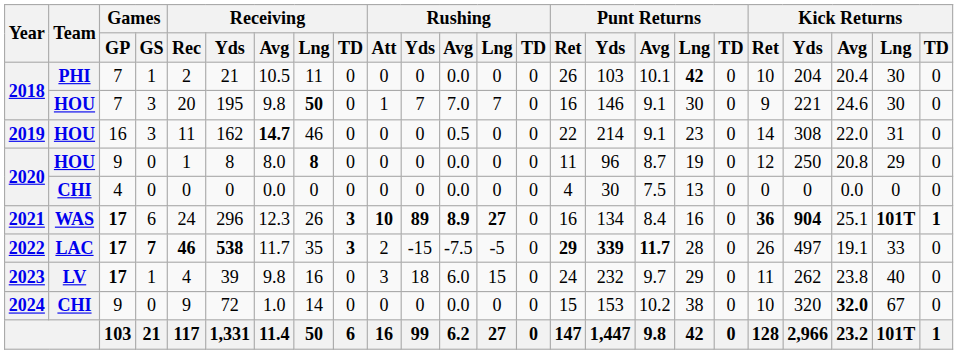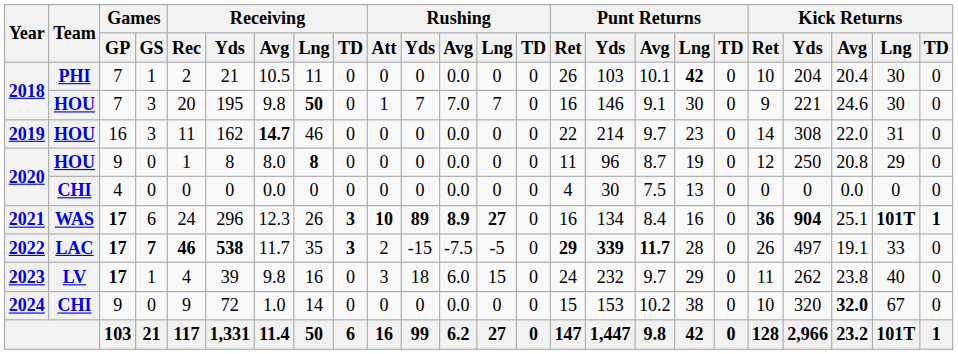(458, 133) 0.5 -> (458, 133) 0.0
(655, 133) 9.1 -> (655, 133) 9.7
